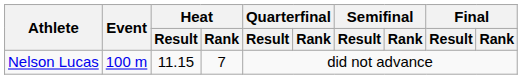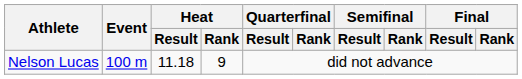(176, 63) 11.15 -> (176, 63) 11.18
(222, 63) 7 -> (222, 63) 9
